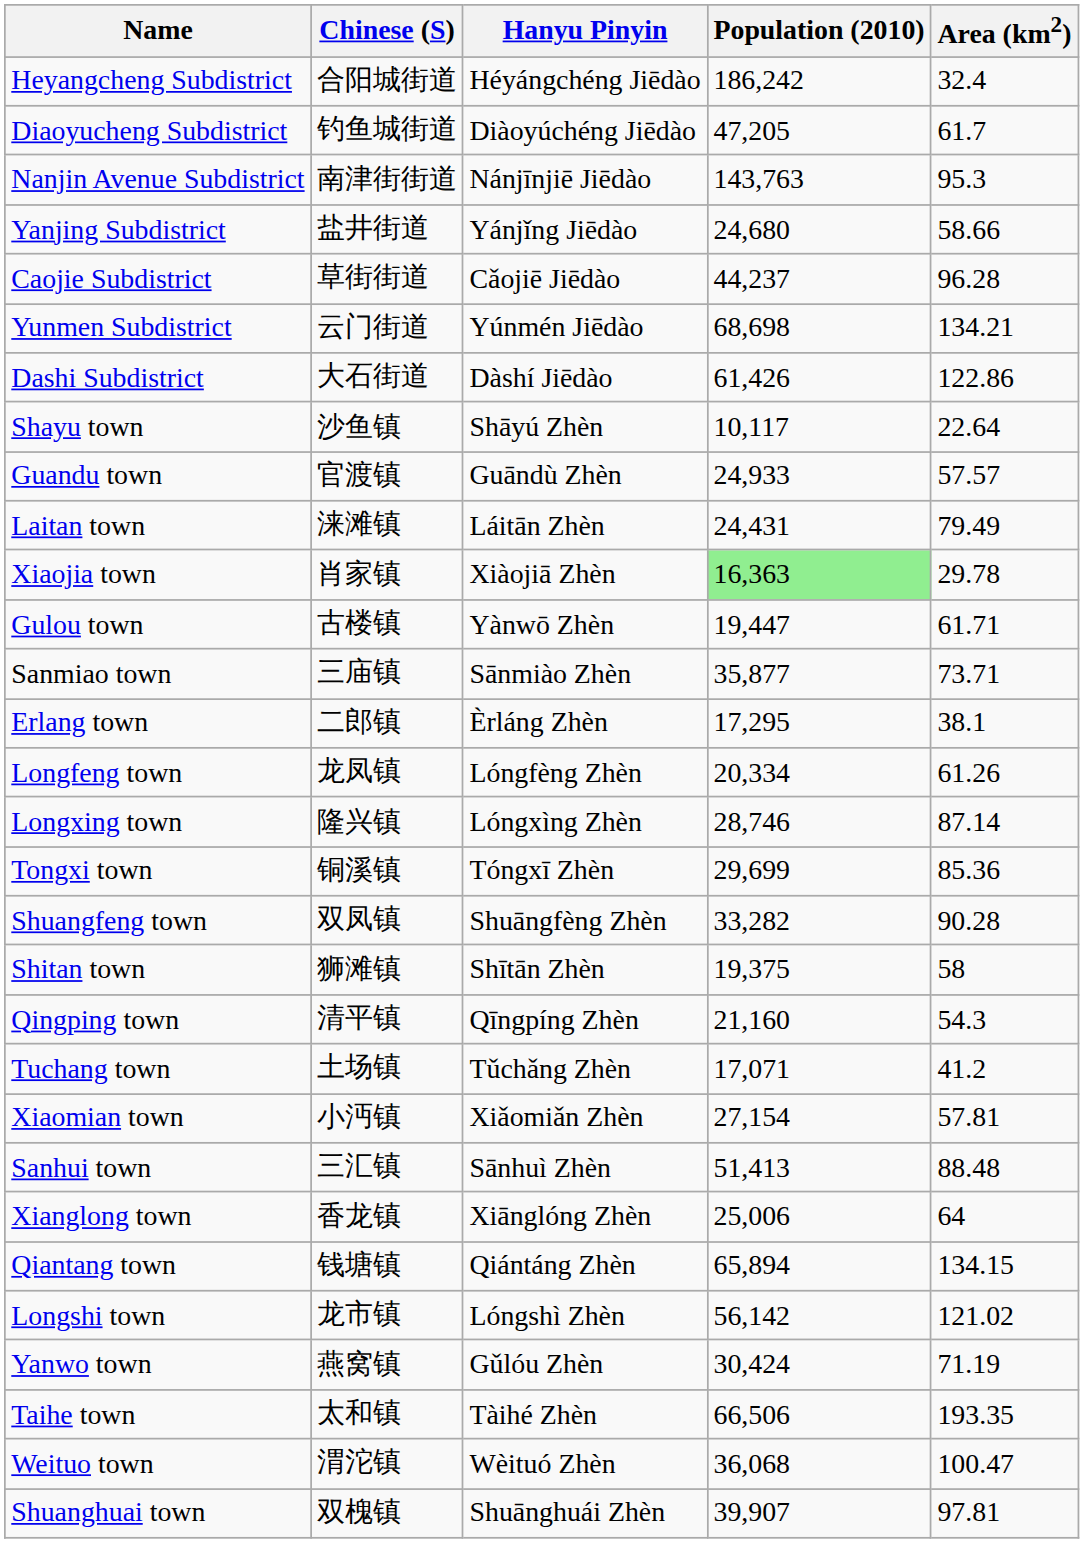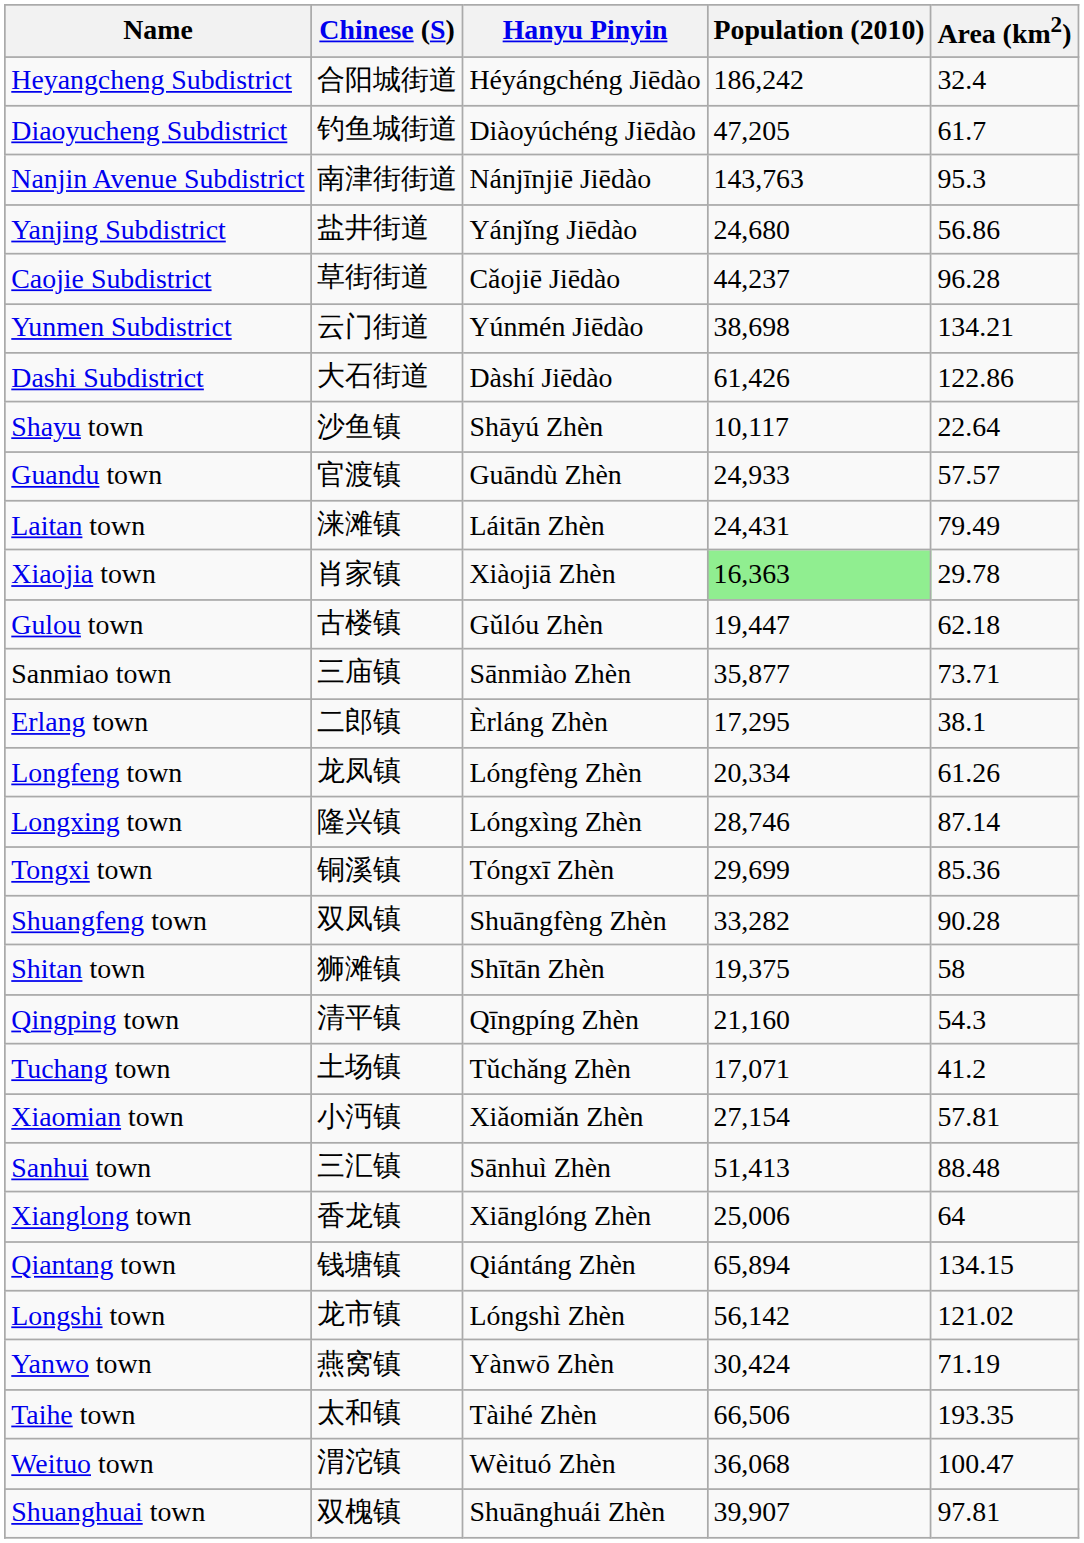(969, 228) 58.66 -> (969, 228) 56.86
(752, 327) 68,698 -> (752, 327) 38,698
(542, 623) Yànwō Zhèn -> (536, 623) Gǔlóu Zhèn
(969, 623) 61.71 -> (969, 623) 62.18
(536, 1364) Gǔlóu Zhèn -> (542, 1364) Yànwō Zhèn
